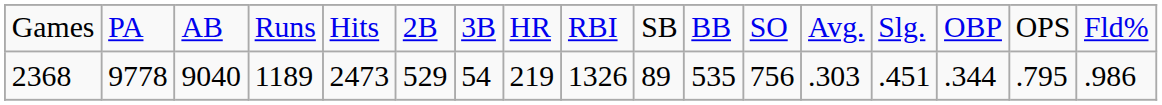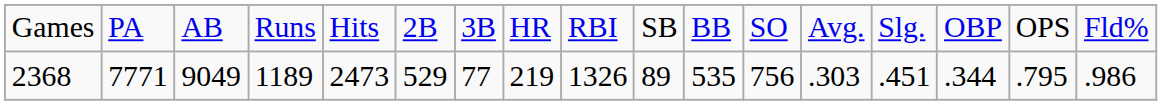(138, 75) 9778 -> (138, 75) 7771
(211, 75) 9040 -> (211, 75) 9049
(476, 75) 54 -> (476, 75) 77
